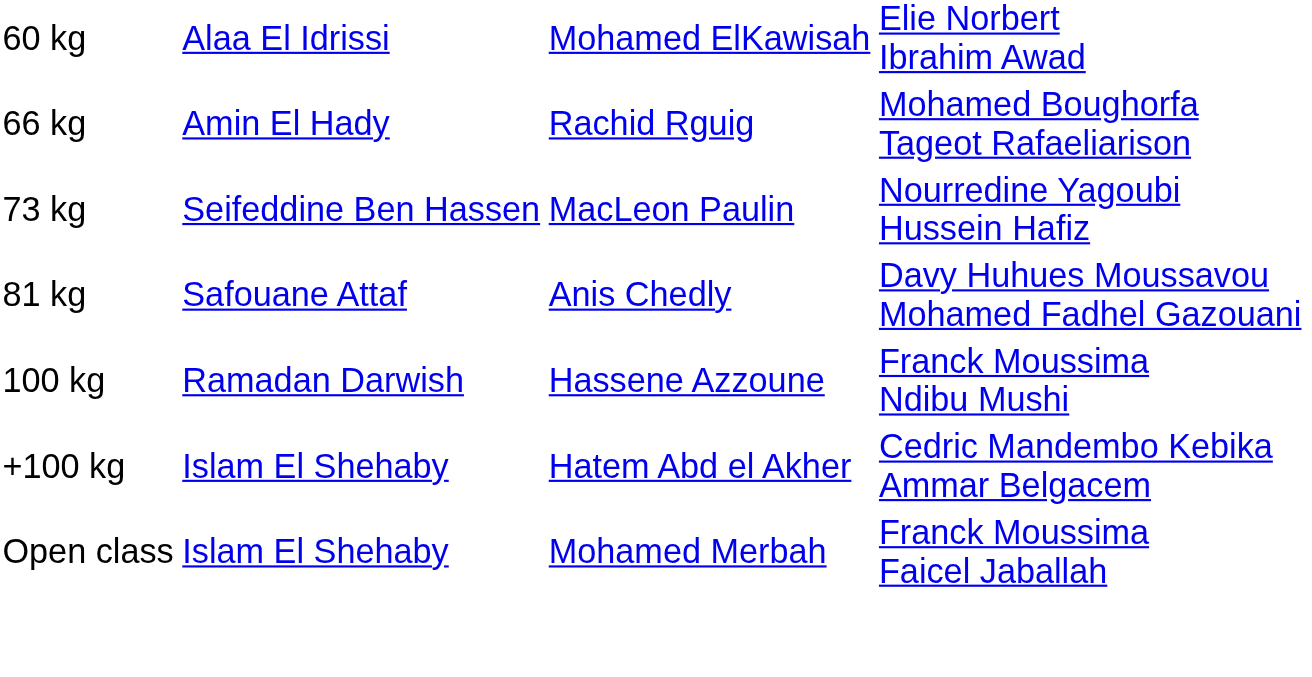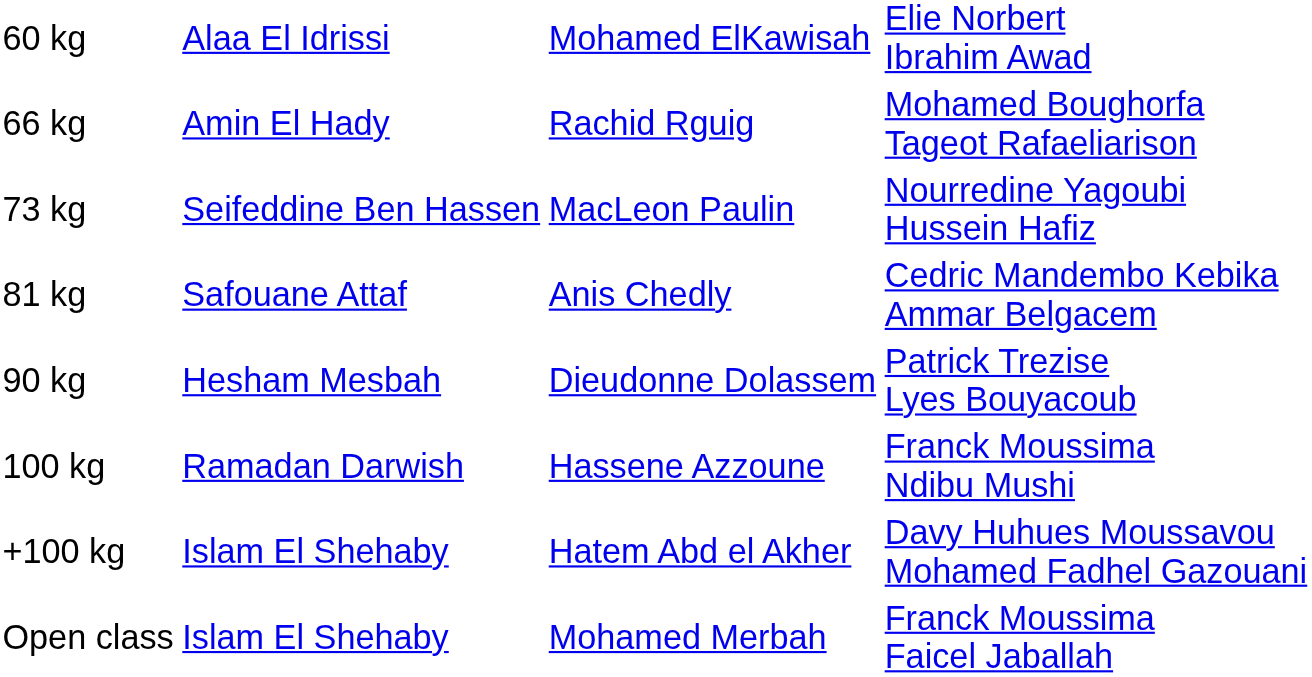(1090, 295) Davy Huhues Moussavou Mohamed Fadhel Gazouani -> (1082, 295) Cedric Mandembo Kebika Ammar Belgacem
+ row: (44, 380)
(1076, 466) Cedric Mandembo Kebika Ammar Belgacem -> (1096, 551) Davy Huhues Moussavou Mohamed Fadhel Gazouani
